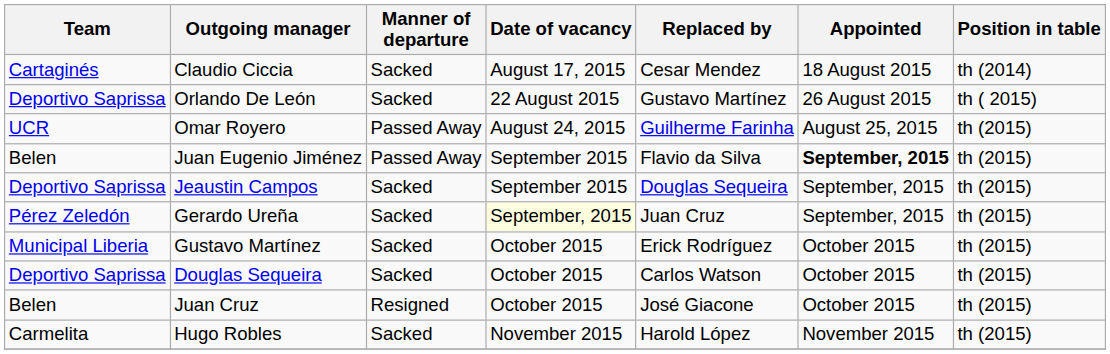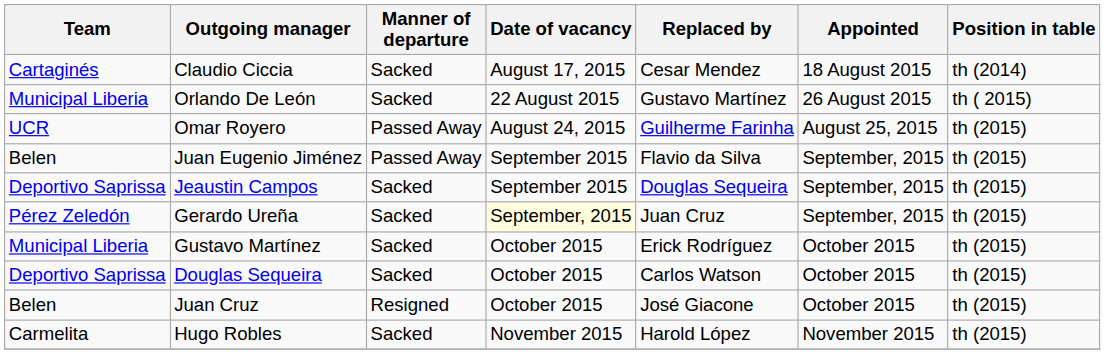(87, 98) Deportivo Saprissa -> (78, 98) Municipal Liberia
(876, 157) bold -> (873, 157) normal
